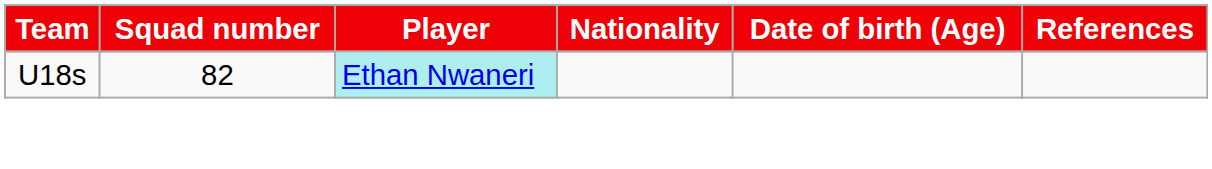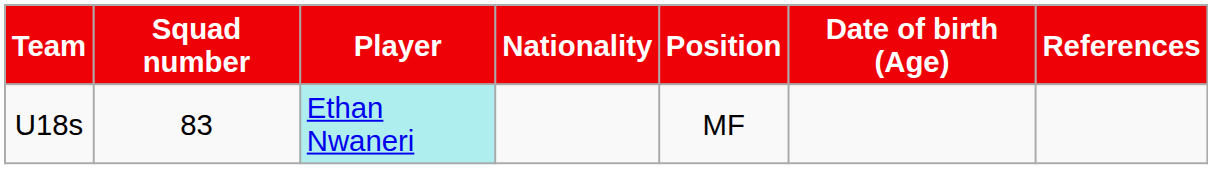+ column: (724, 45)
(217, 75) 82 -> (196, 124) 83
